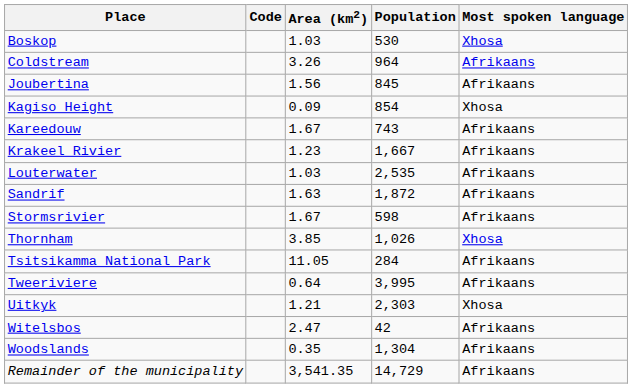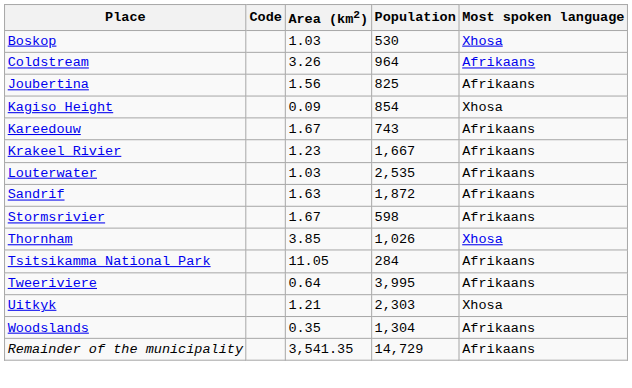(387, 85) 845 -> (387, 85) 825
- row: (44, 327)
